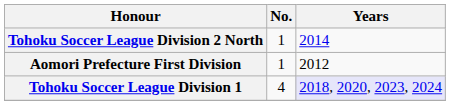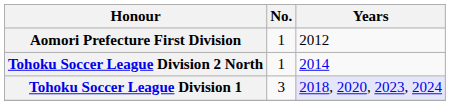rows swapped: (136, 64) <-> (136, 40)
(281, 87) 4 -> (281, 87) 3
